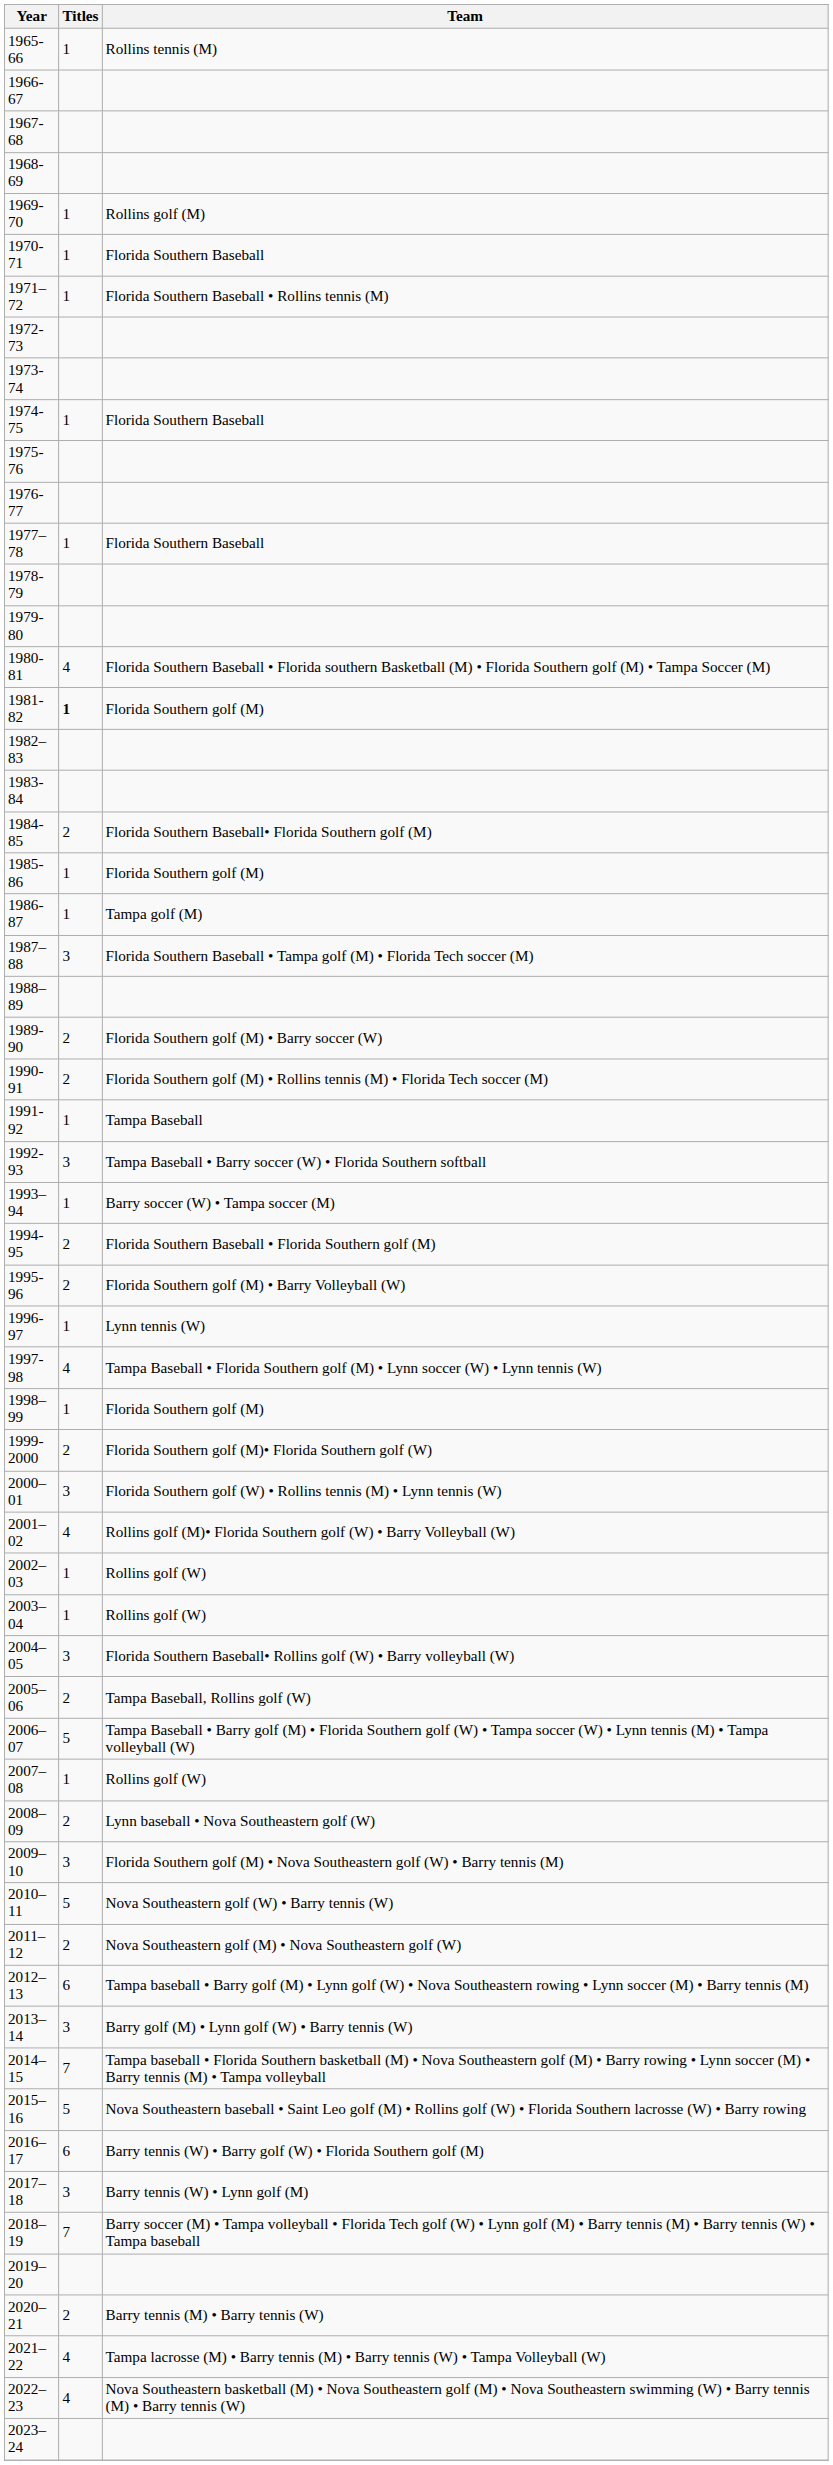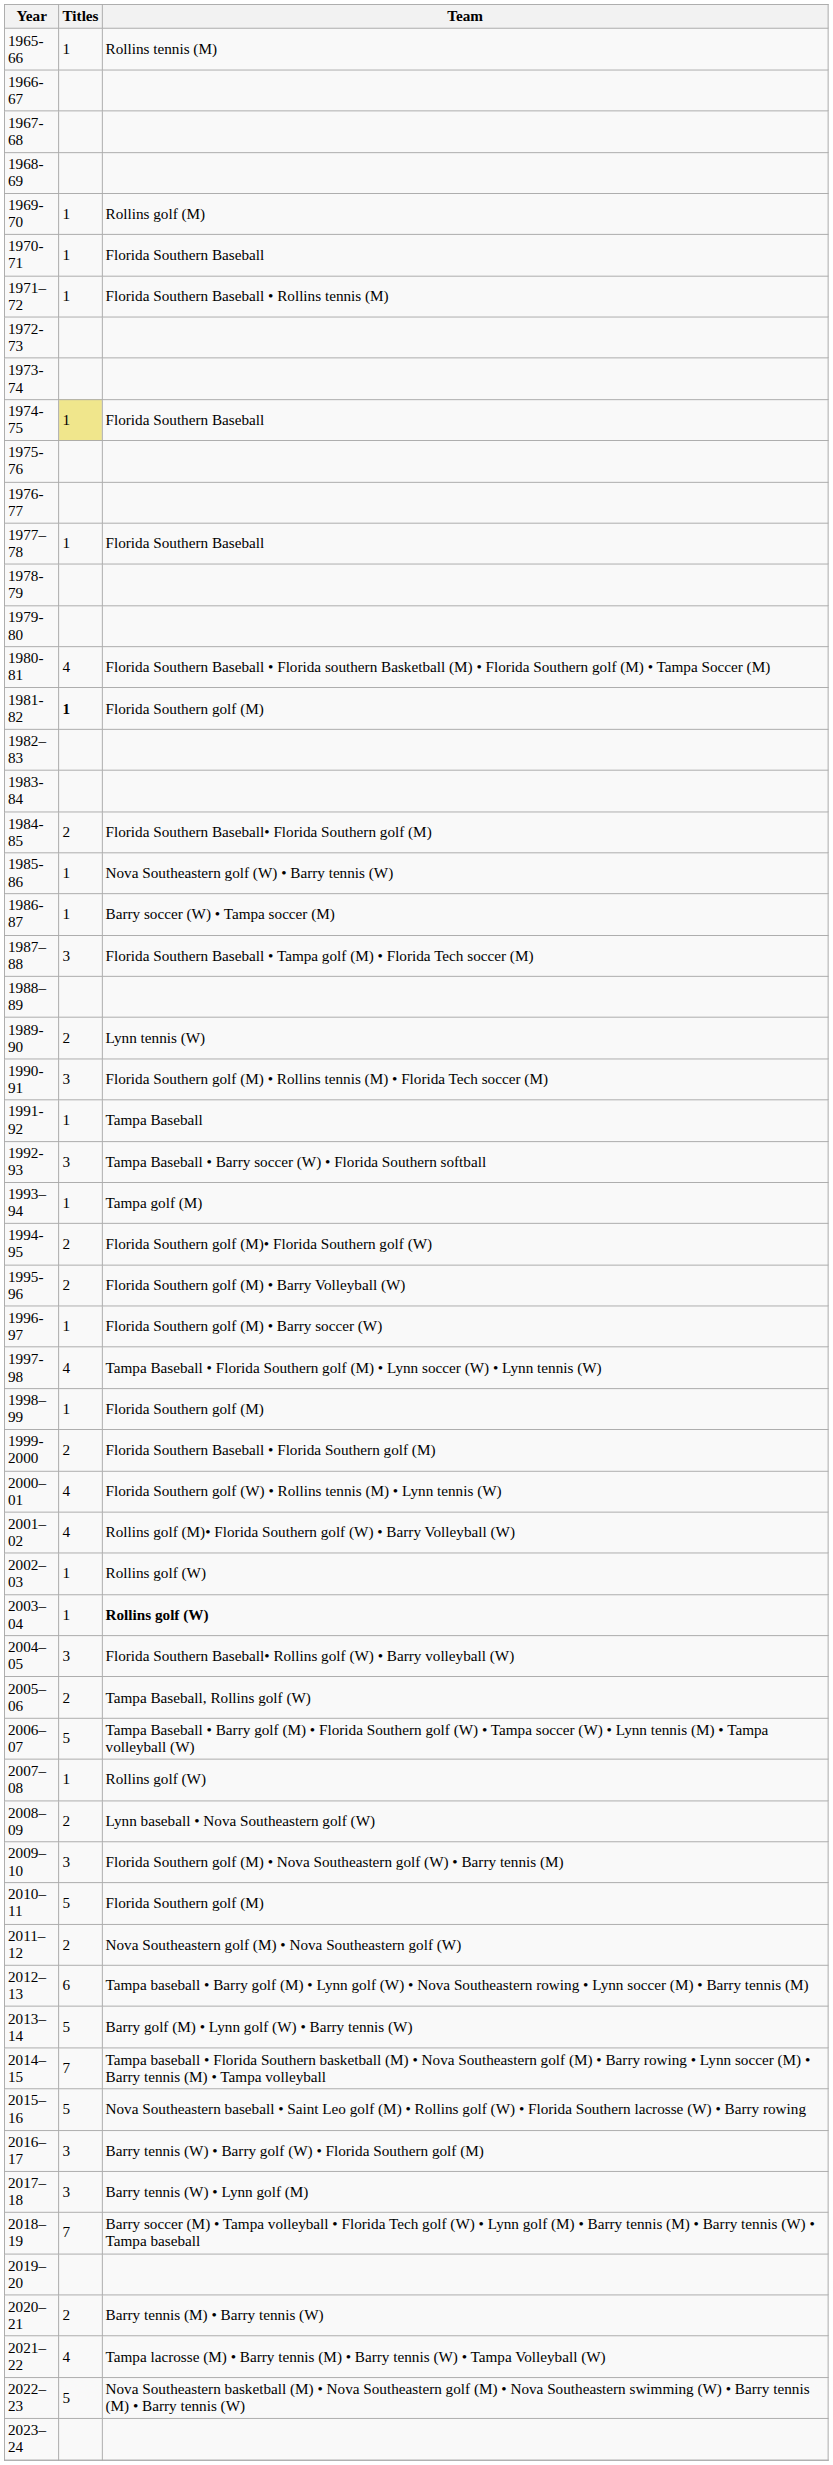(66, 420) no background -> (66, 420) khaki background
(185, 873) Florida Southern golf (M) -> (249, 873) Nova Southeastern golf (W) • Barry tennis (W)
(154, 914) Tampa golf (M) -> (220, 914) Barry soccer (W) • Tampa soccer (M)
(244, 1038) Florida Southern golf (M) • Barry soccer (W) -> (155, 1038) Lynn tennis (W)
(66, 1079) 2 -> (66, 1079) 3
(220, 1202) Barry soccer (W) • Tampa soccer (M) -> (154, 1202) Tampa golf (M)
(271, 1244) Florida Southern Baseball • Florida Southern golf (M) -> (269, 1244) Florida Southern golf (M)• Florida Southern golf (W)
(155, 1326) Lynn tennis (W) -> (244, 1326) Florida Southern golf (M) • Barry soccer (W)
(269, 1450) Florida Southern golf (M)• Florida Southern golf (W) -> (271, 1450) Florida Southern Baseball • Florida Southern golf (M)
(66, 1491) 3 -> (66, 1491) 4
(156, 1615) normal -> (157, 1615) bold
(249, 1903) Nova Southeastern golf (W) • Barry tennis (W) -> (185, 1903) Florida Southern golf (M)
(66, 2027) 3 -> (66, 2027) 5
(66, 2150) 6 -> (66, 2150) 3
(66, 2397) 4 -> (66, 2397) 5
